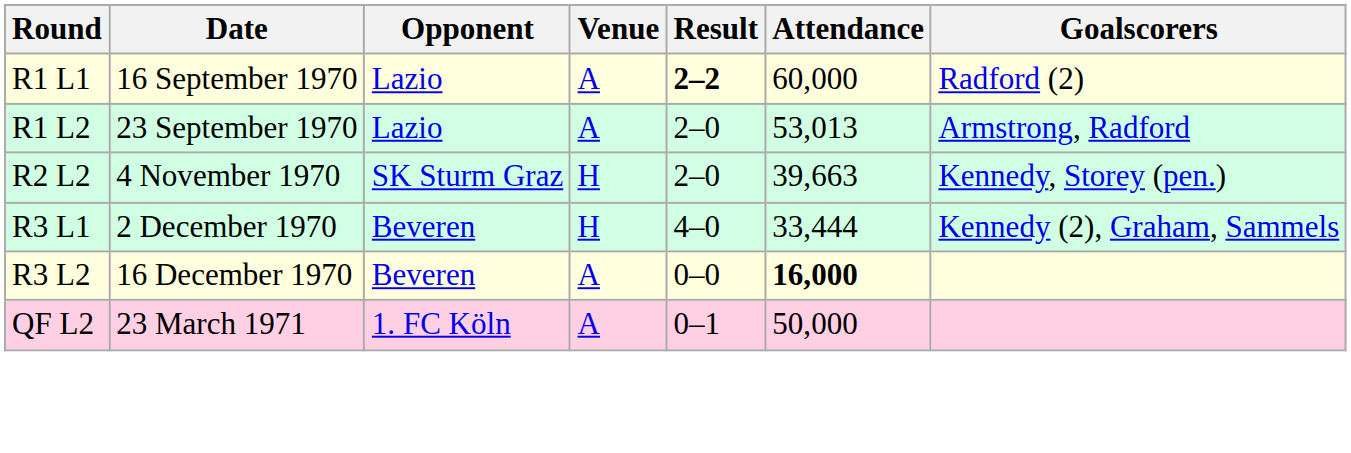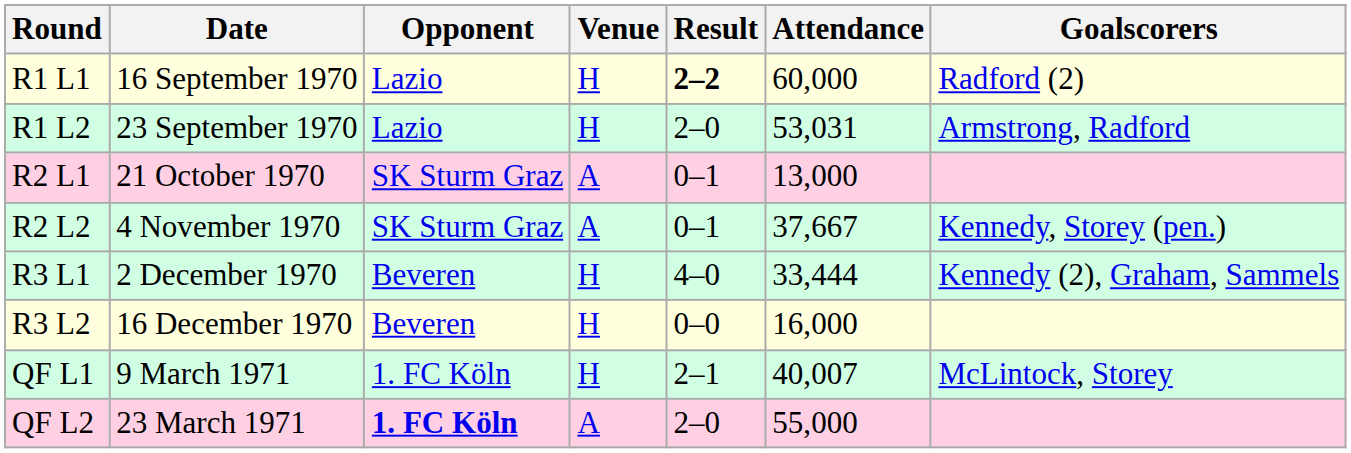(589, 78) A -> (589, 78) H
(589, 127) A -> (589, 127) H
(815, 127) 53,013 -> (815, 127) 53,031
+ row: (51, 176)
(589, 176) H -> (589, 226) A
(697, 176) 2–0 -> (697, 226) 0–1
(815, 176) 39,663 -> (815, 226) 37,667
(589, 275) A -> (589, 324) H
(815, 275) bold -> (815, 324) normal
+ row: (53, 373)
(441, 324) normal -> (445, 422) bold
(697, 324) 0–1 -> (697, 422) 2–0
(815, 324) 50,000 -> (815, 422) 55,000
